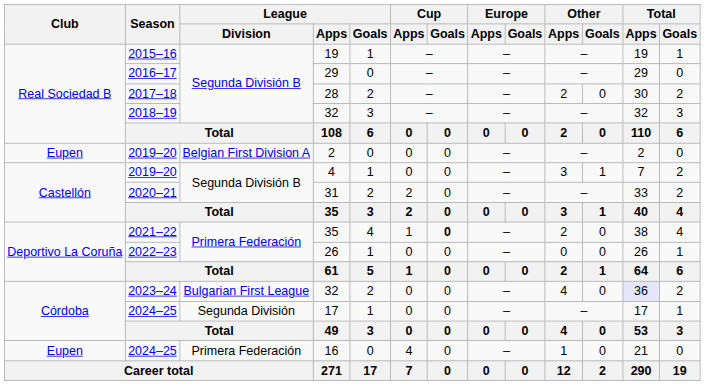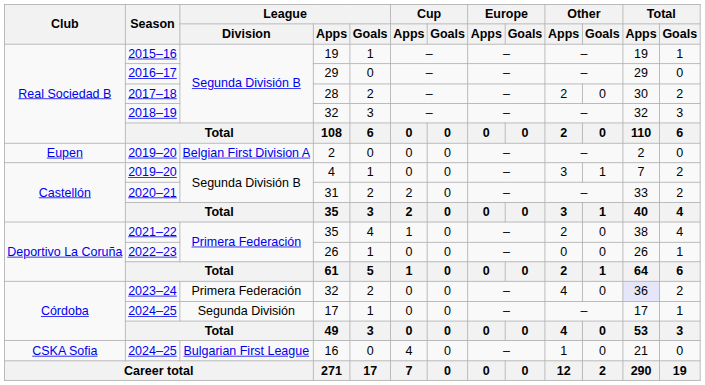(448, 232) bold -> (448, 232) normal
(246, 291) Bulgarian First League -> (246, 291) Primera Federación
(65, 350) Eupen -> (65, 350) CSKA Sofia
(246, 350) Primera Federación -> (246, 350) Bulgarian First League
